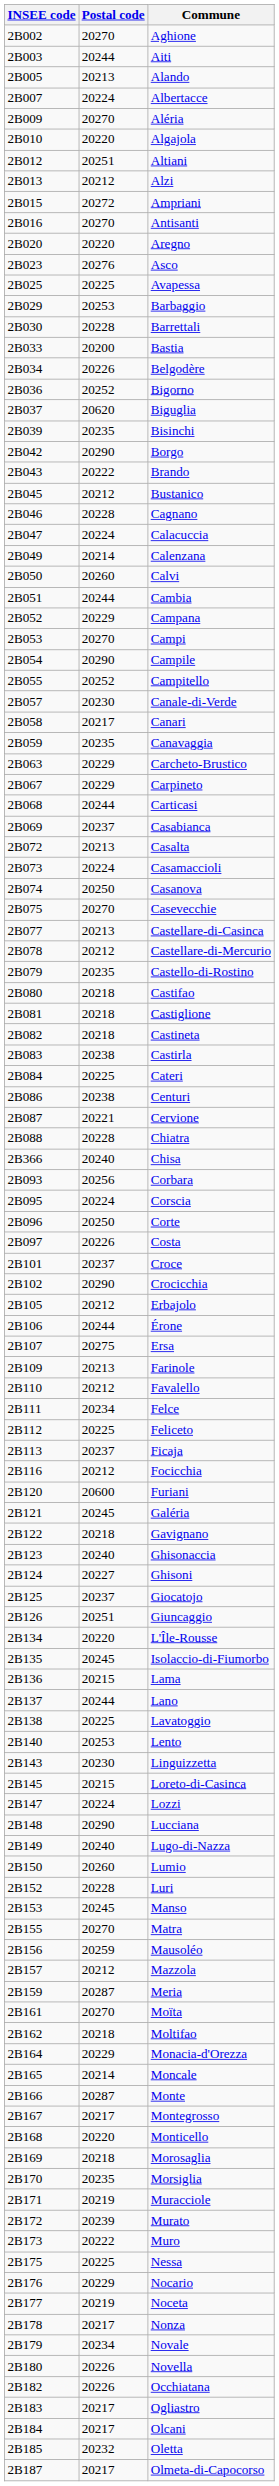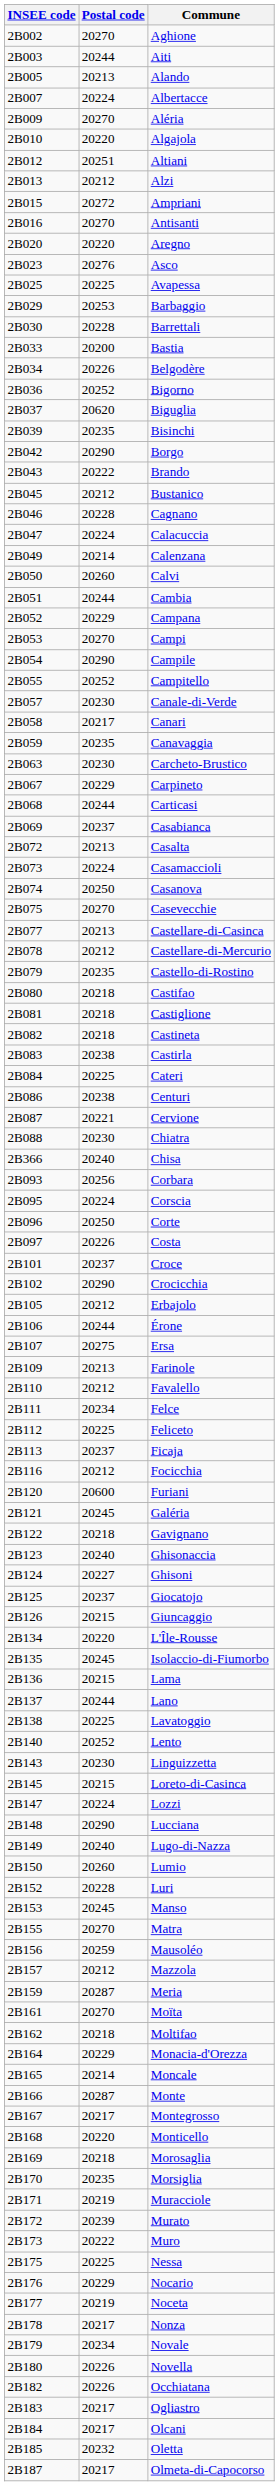(98, 763) 20229 -> (98, 763) 20230
(98, 1138) 20228 -> (98, 1138) 20230
(98, 1617) 20251 -> (98, 1617) 20215
(98, 1741) 20253 -> (98, 1741) 20252
